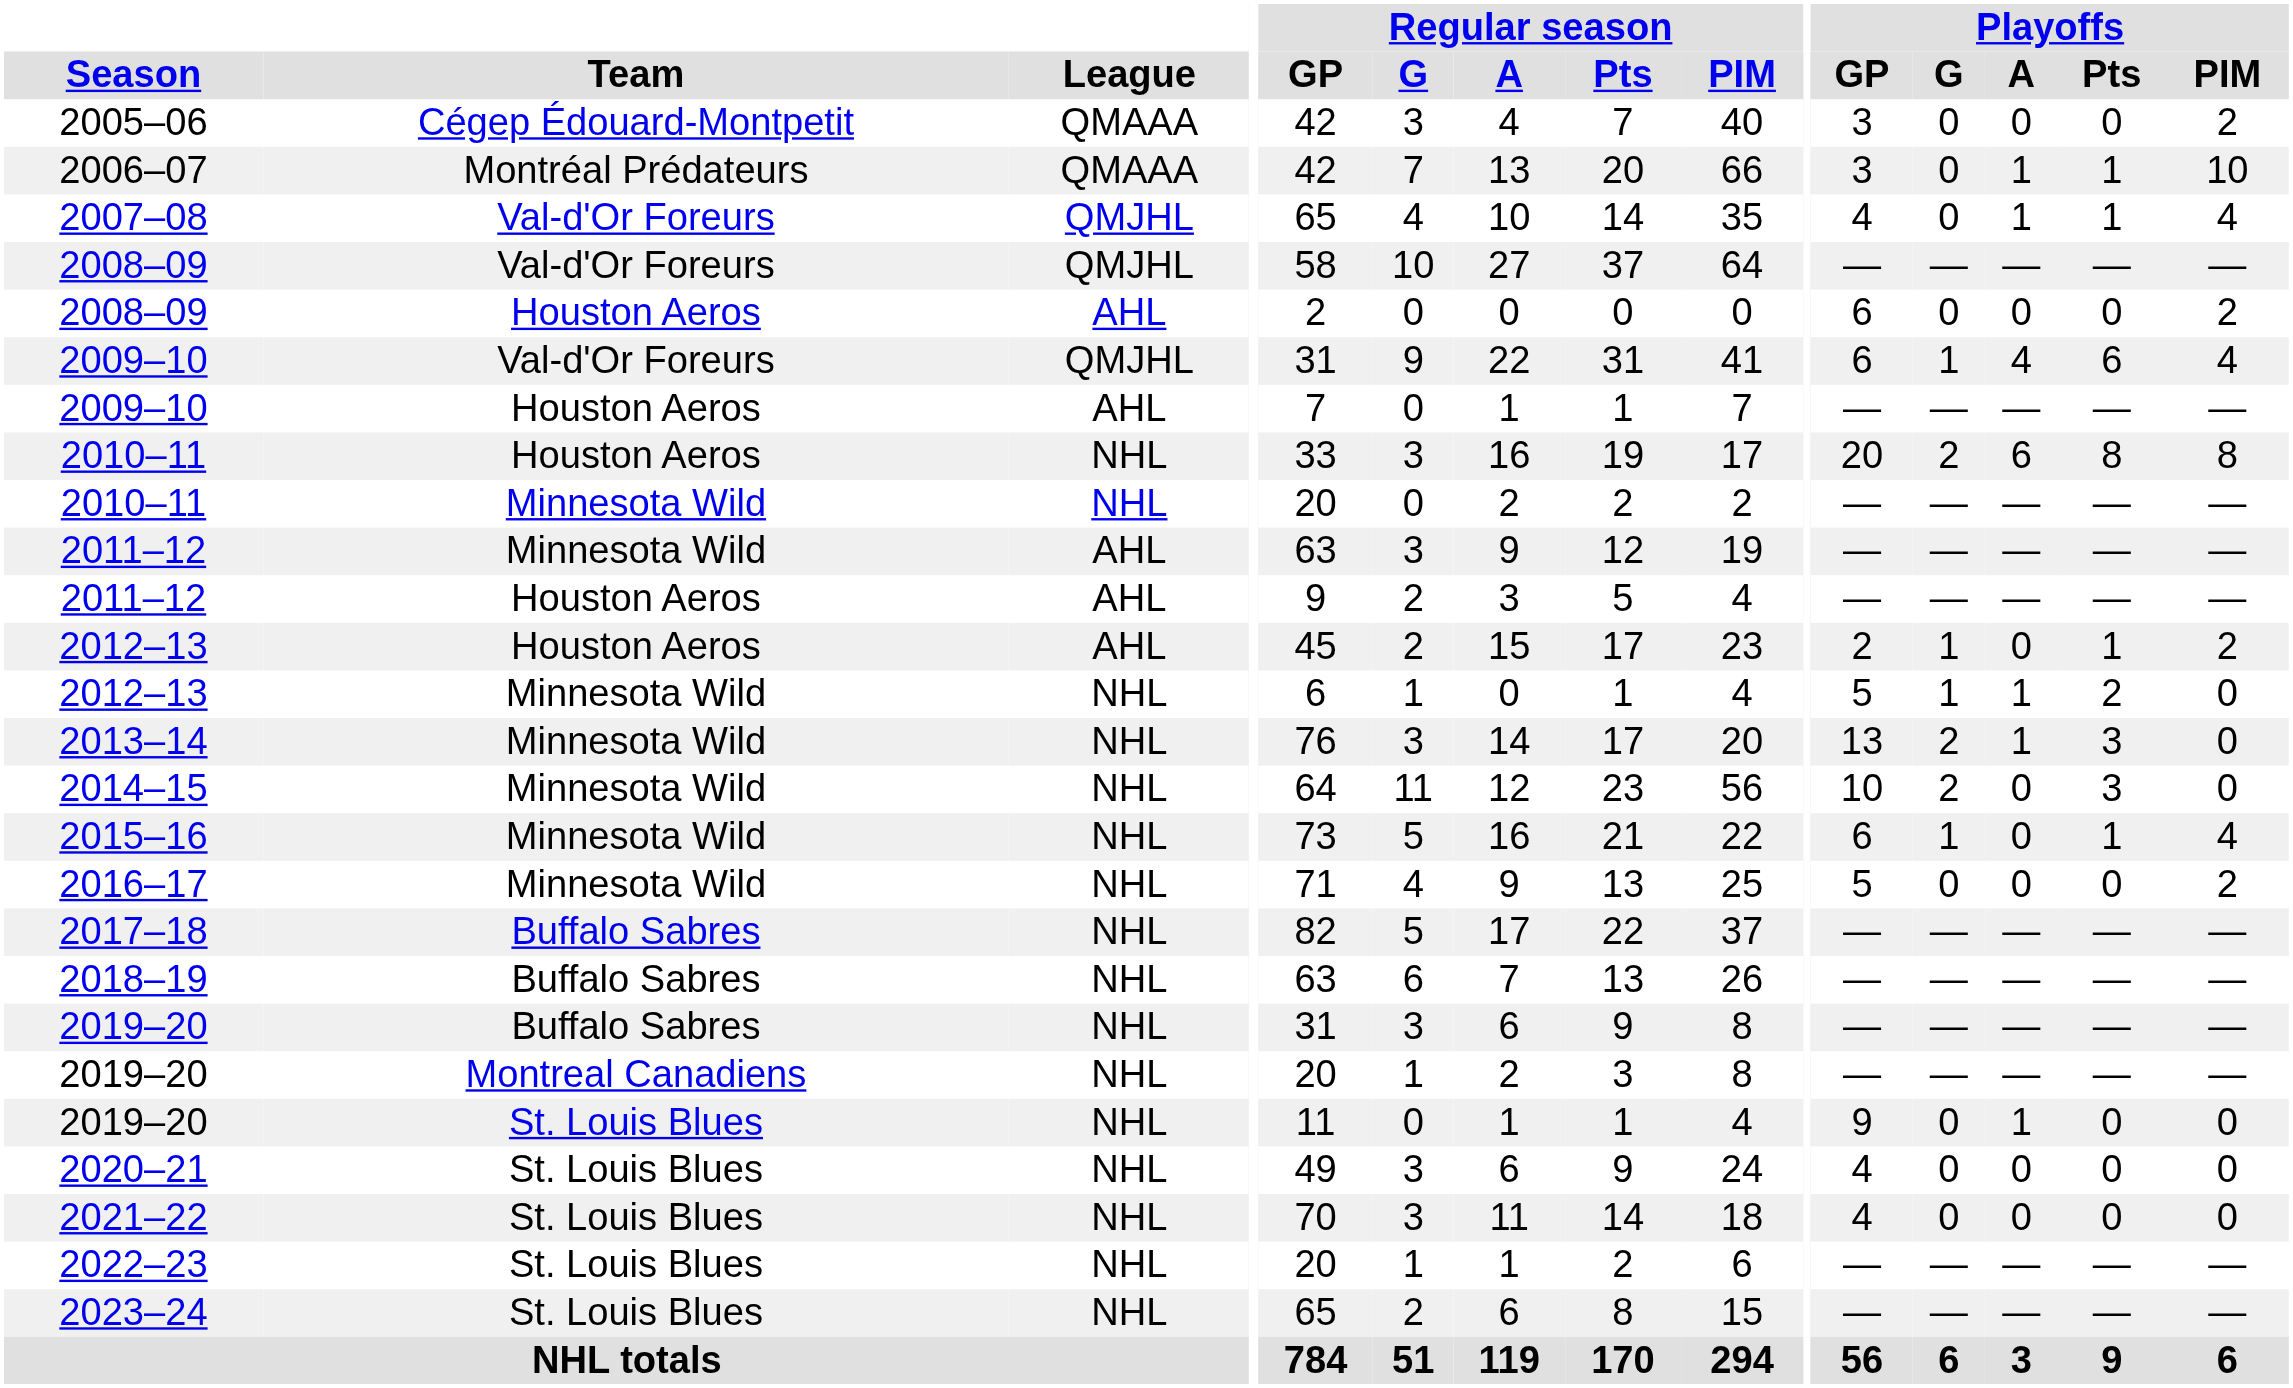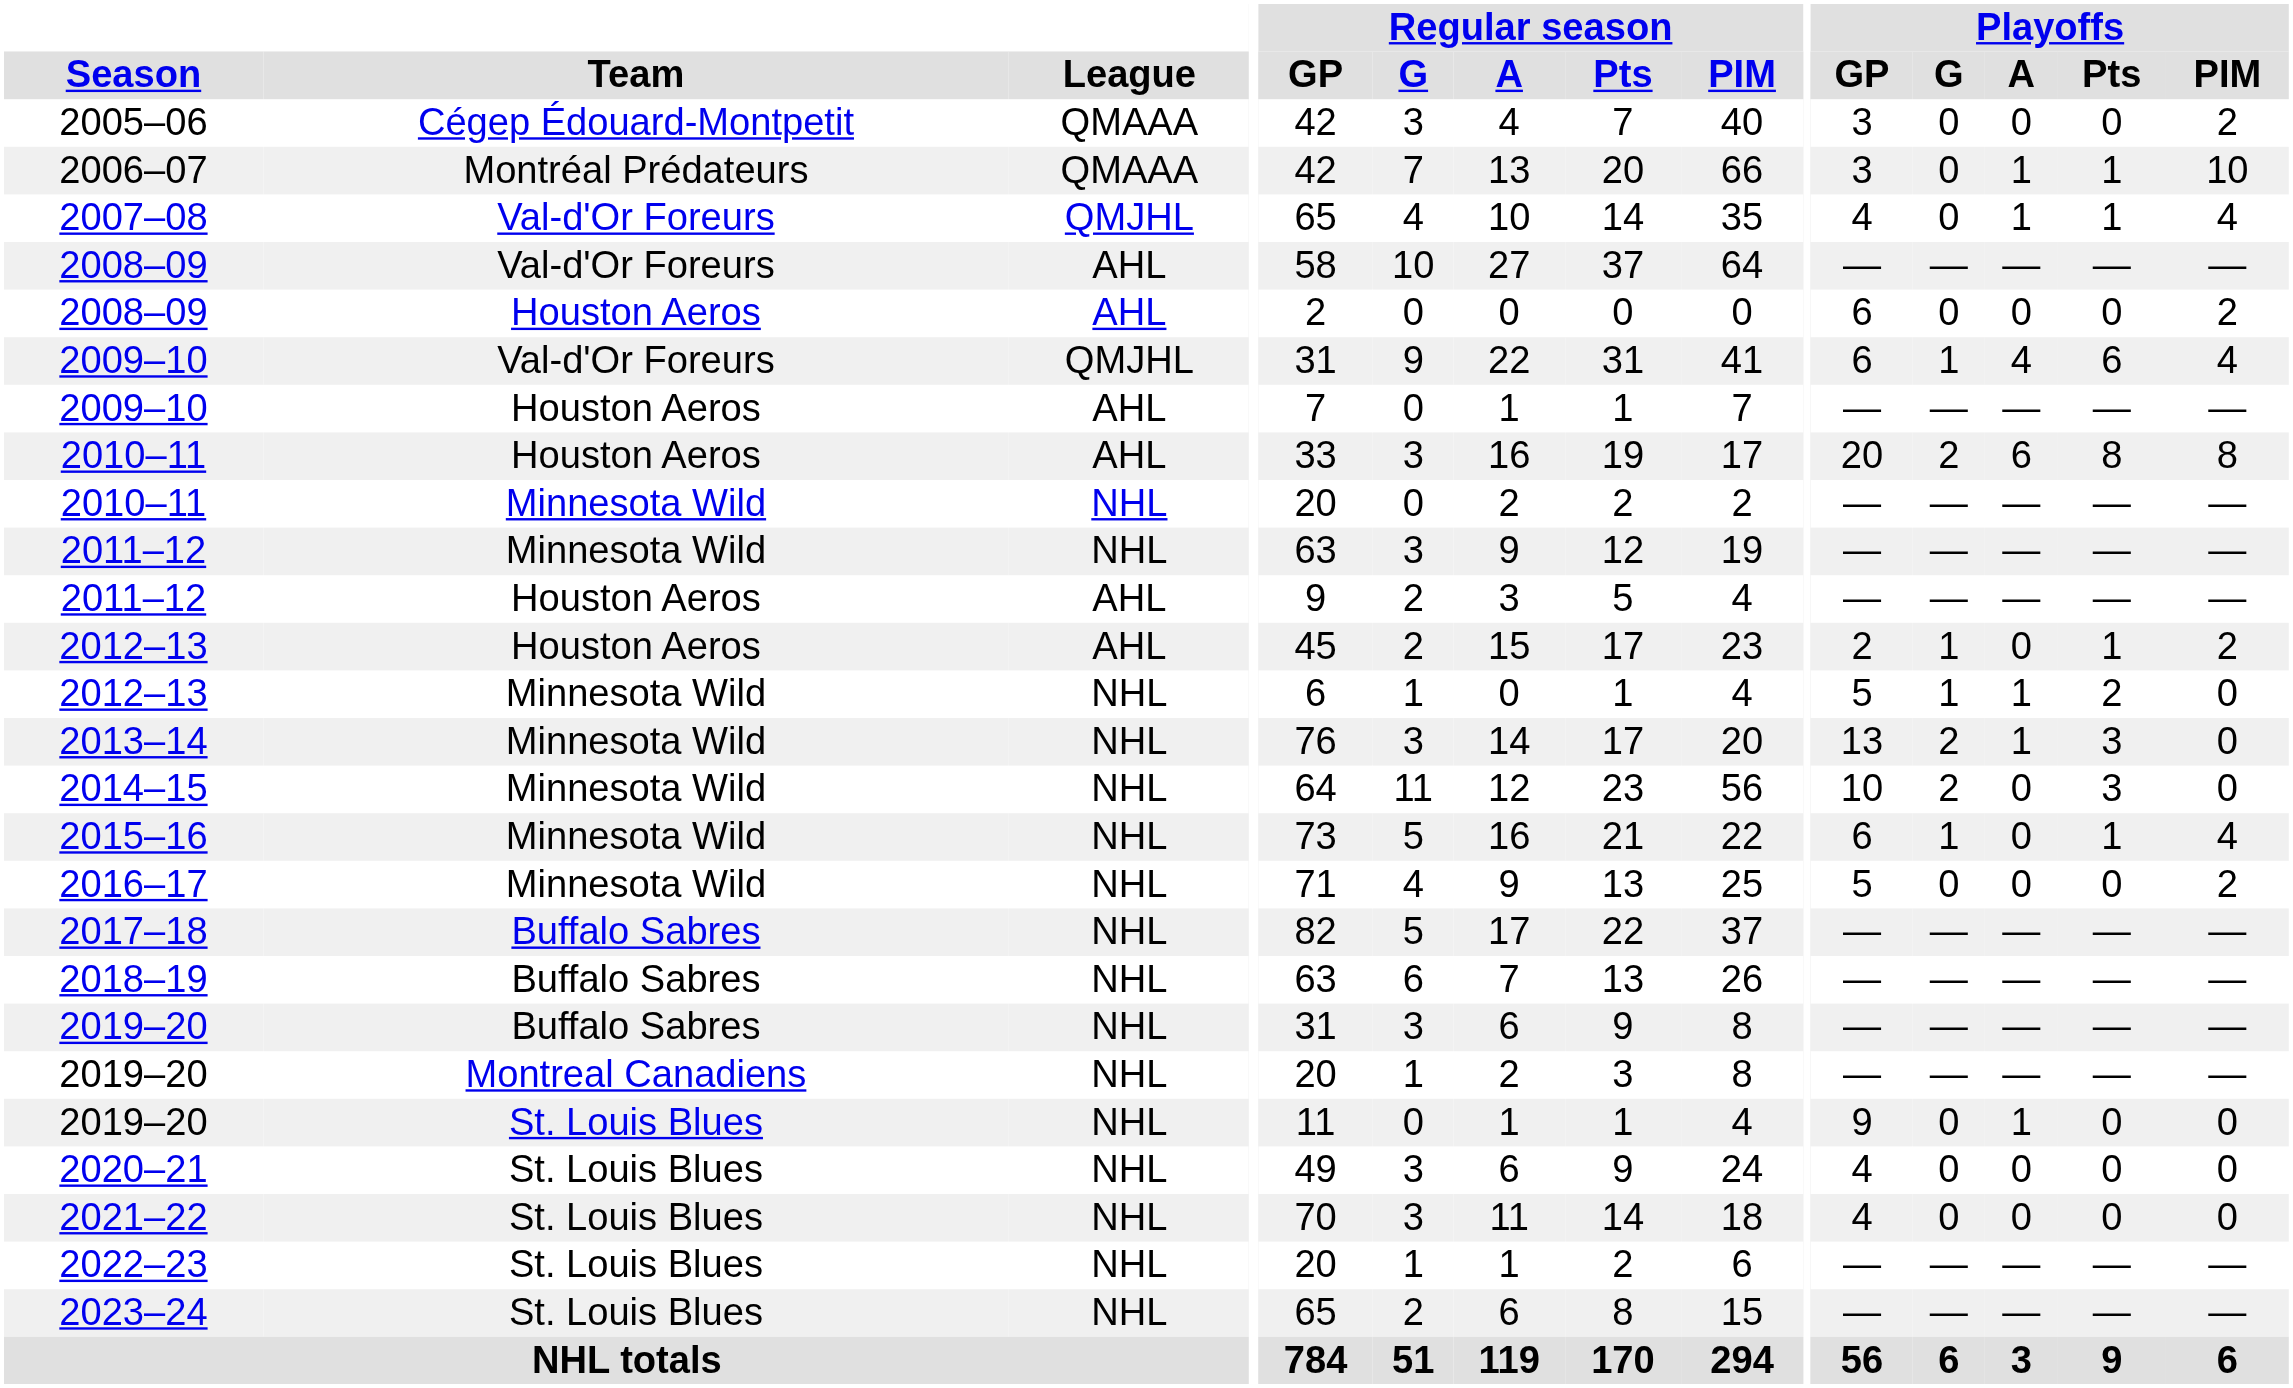(1129, 265) QMJHL -> (1129, 265) AHL
(1129, 455) NHL -> (1129, 455) AHL
(1129, 550) AHL -> (1129, 550) NHL
